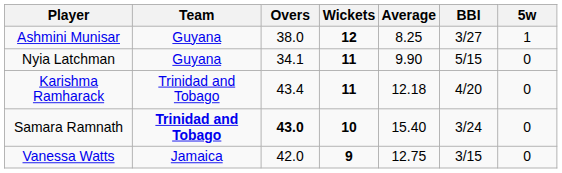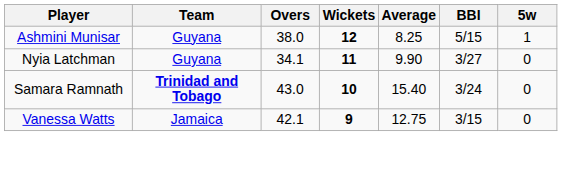(469, 37) 3/27 -> (469, 37) 5/15
(469, 59) 5/15 -> (469, 59) 3/27
- row: (69, 89)
(290, 127) bold -> (290, 89) normal
(290, 157) 42.0 -> (290, 119) 42.1
